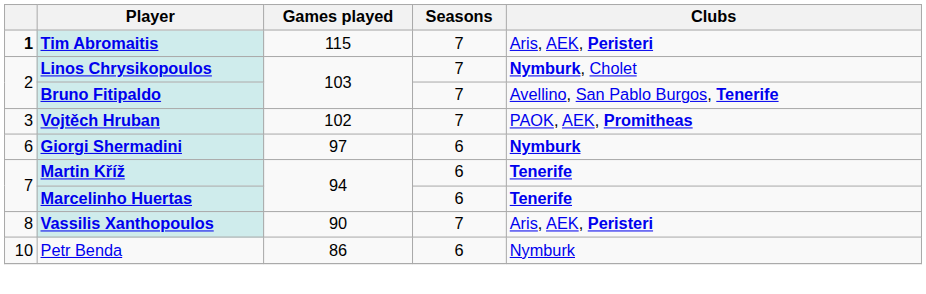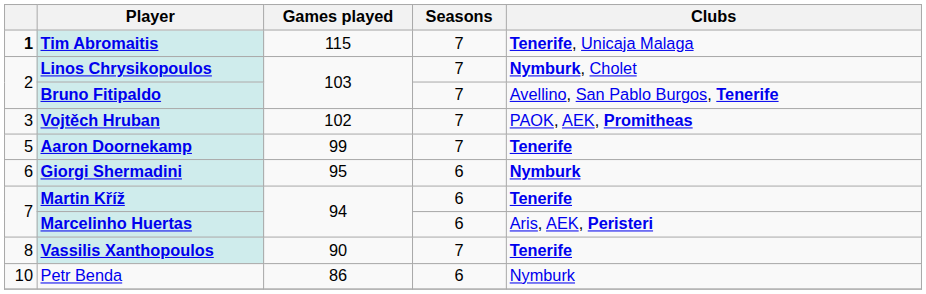(581, 43) Aris, AEK, Peristeri -> (602, 43) Tenerife, Unicaja Malaga
+ row: (116, 146)
(338, 146) 97 -> (338, 172) 95
(541, 198) Tenerife -> (581, 224) Aris, AEK, Peristeri
(581, 224) Aris, AEK, Peristeri -> (541, 250) Tenerife
